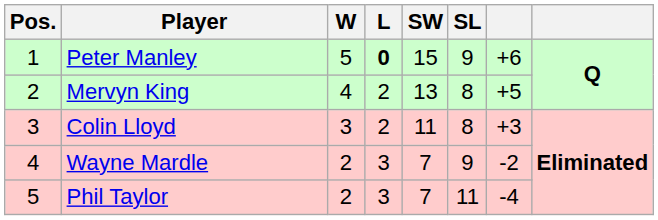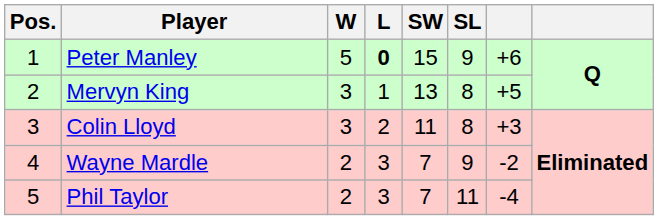(346, 92) 4 -> (346, 92) 3
(384, 92) 2 -> (384, 92) 1
